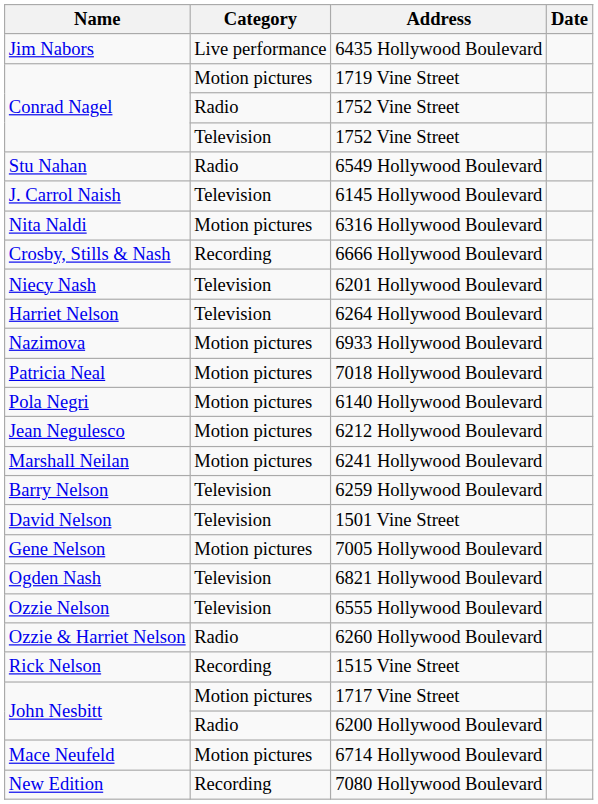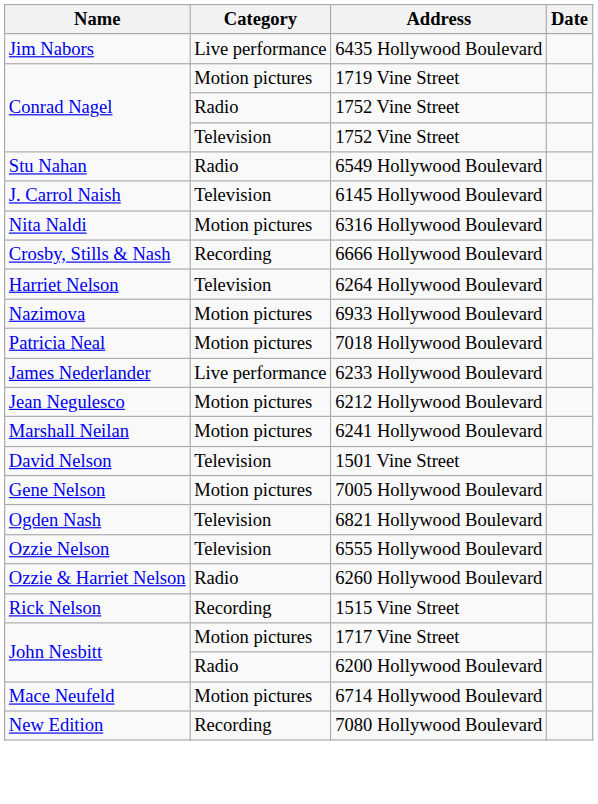- row: (233, 284)
+ row: (260, 372)
- row: (253, 401)
- row: (233, 490)
